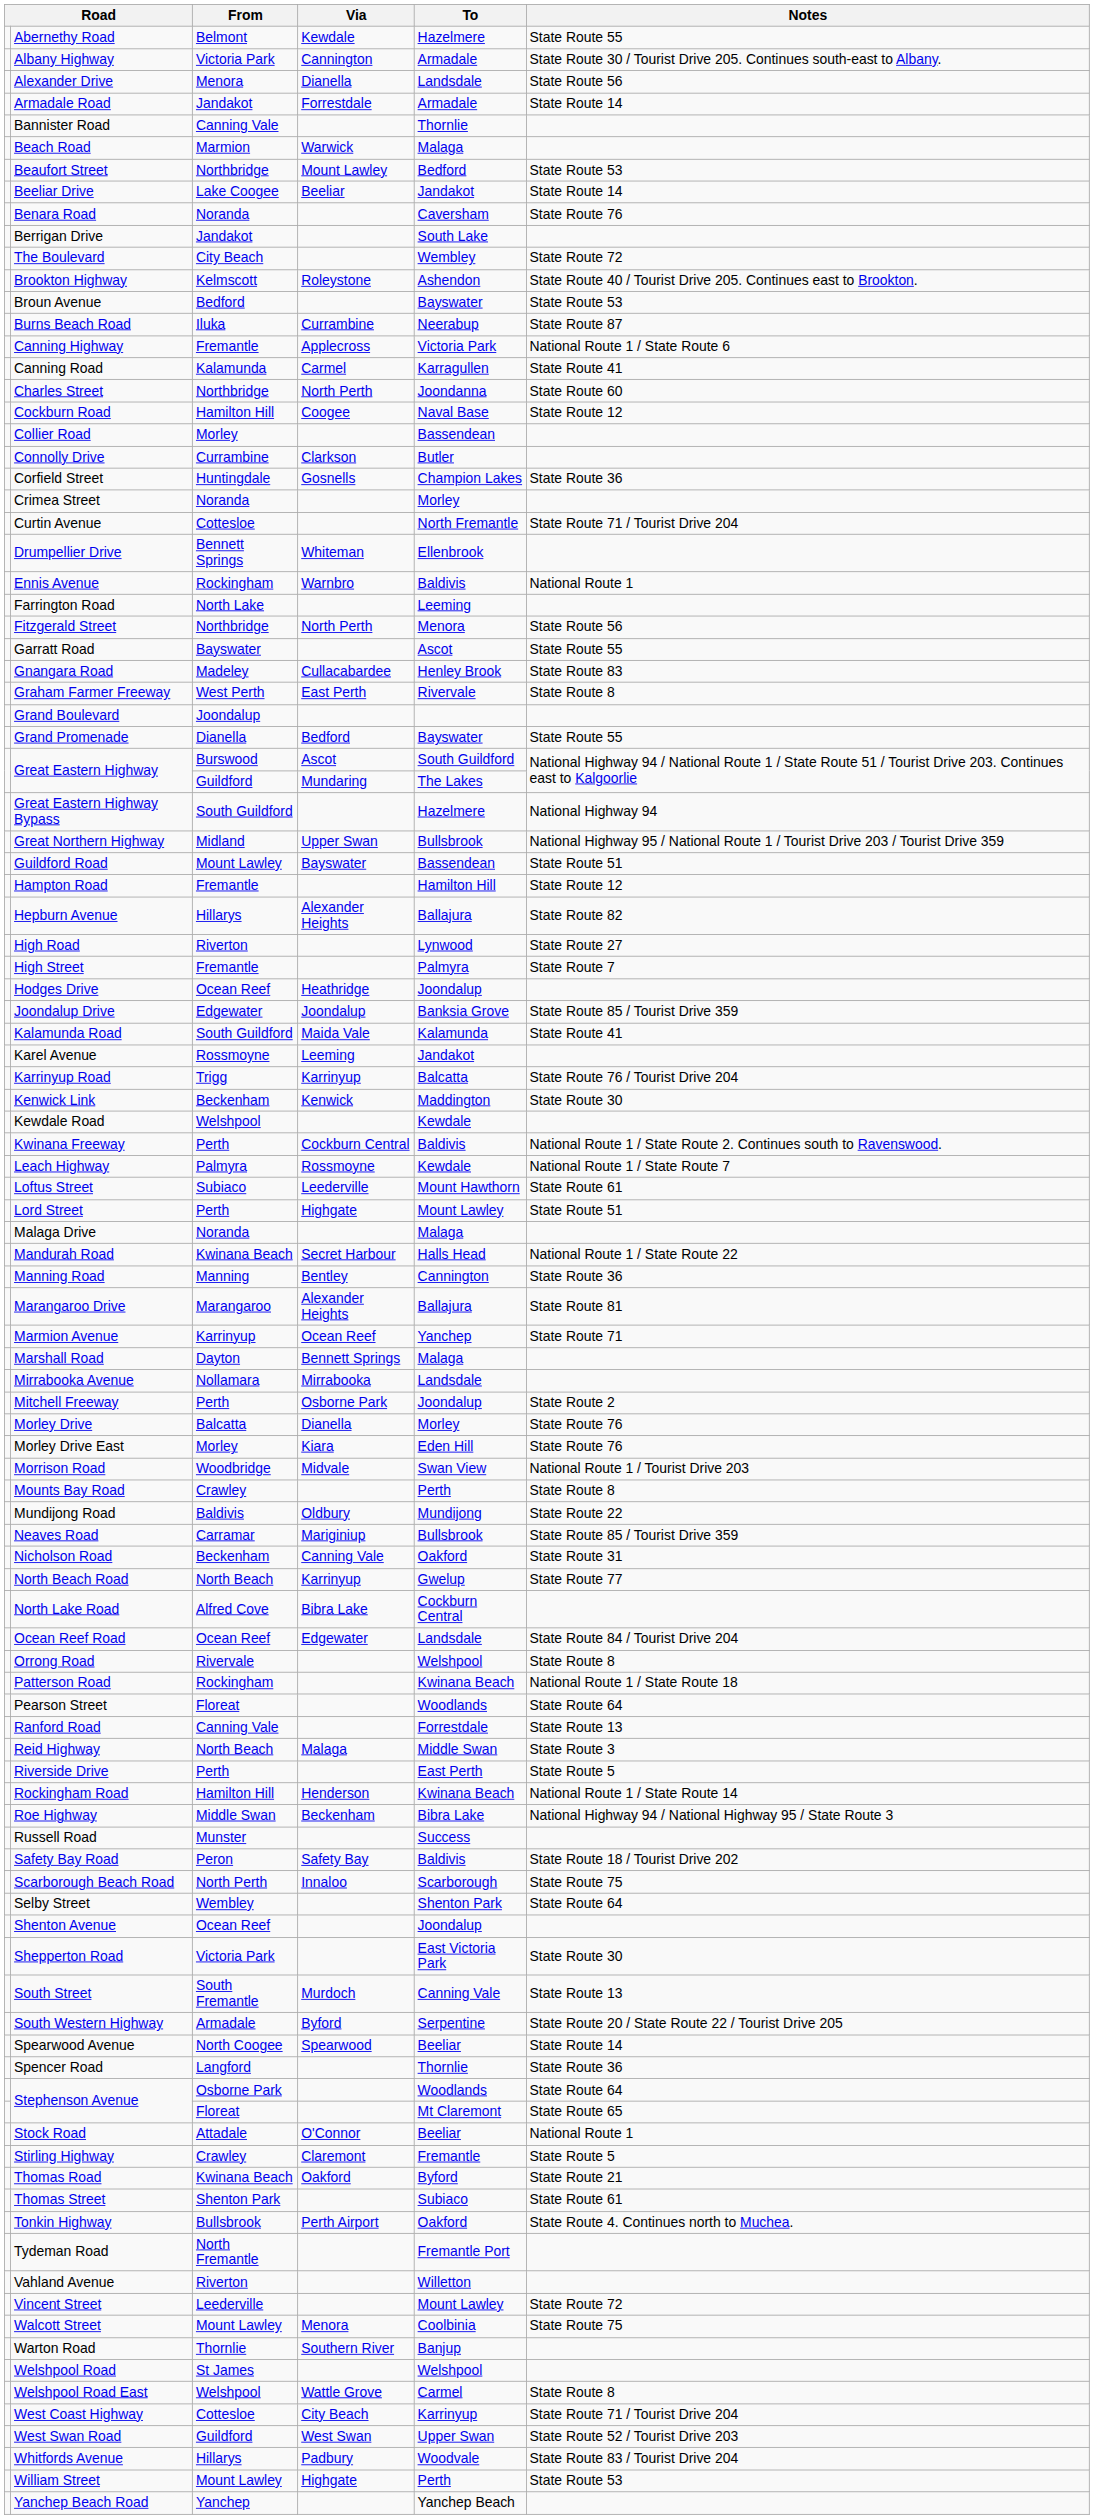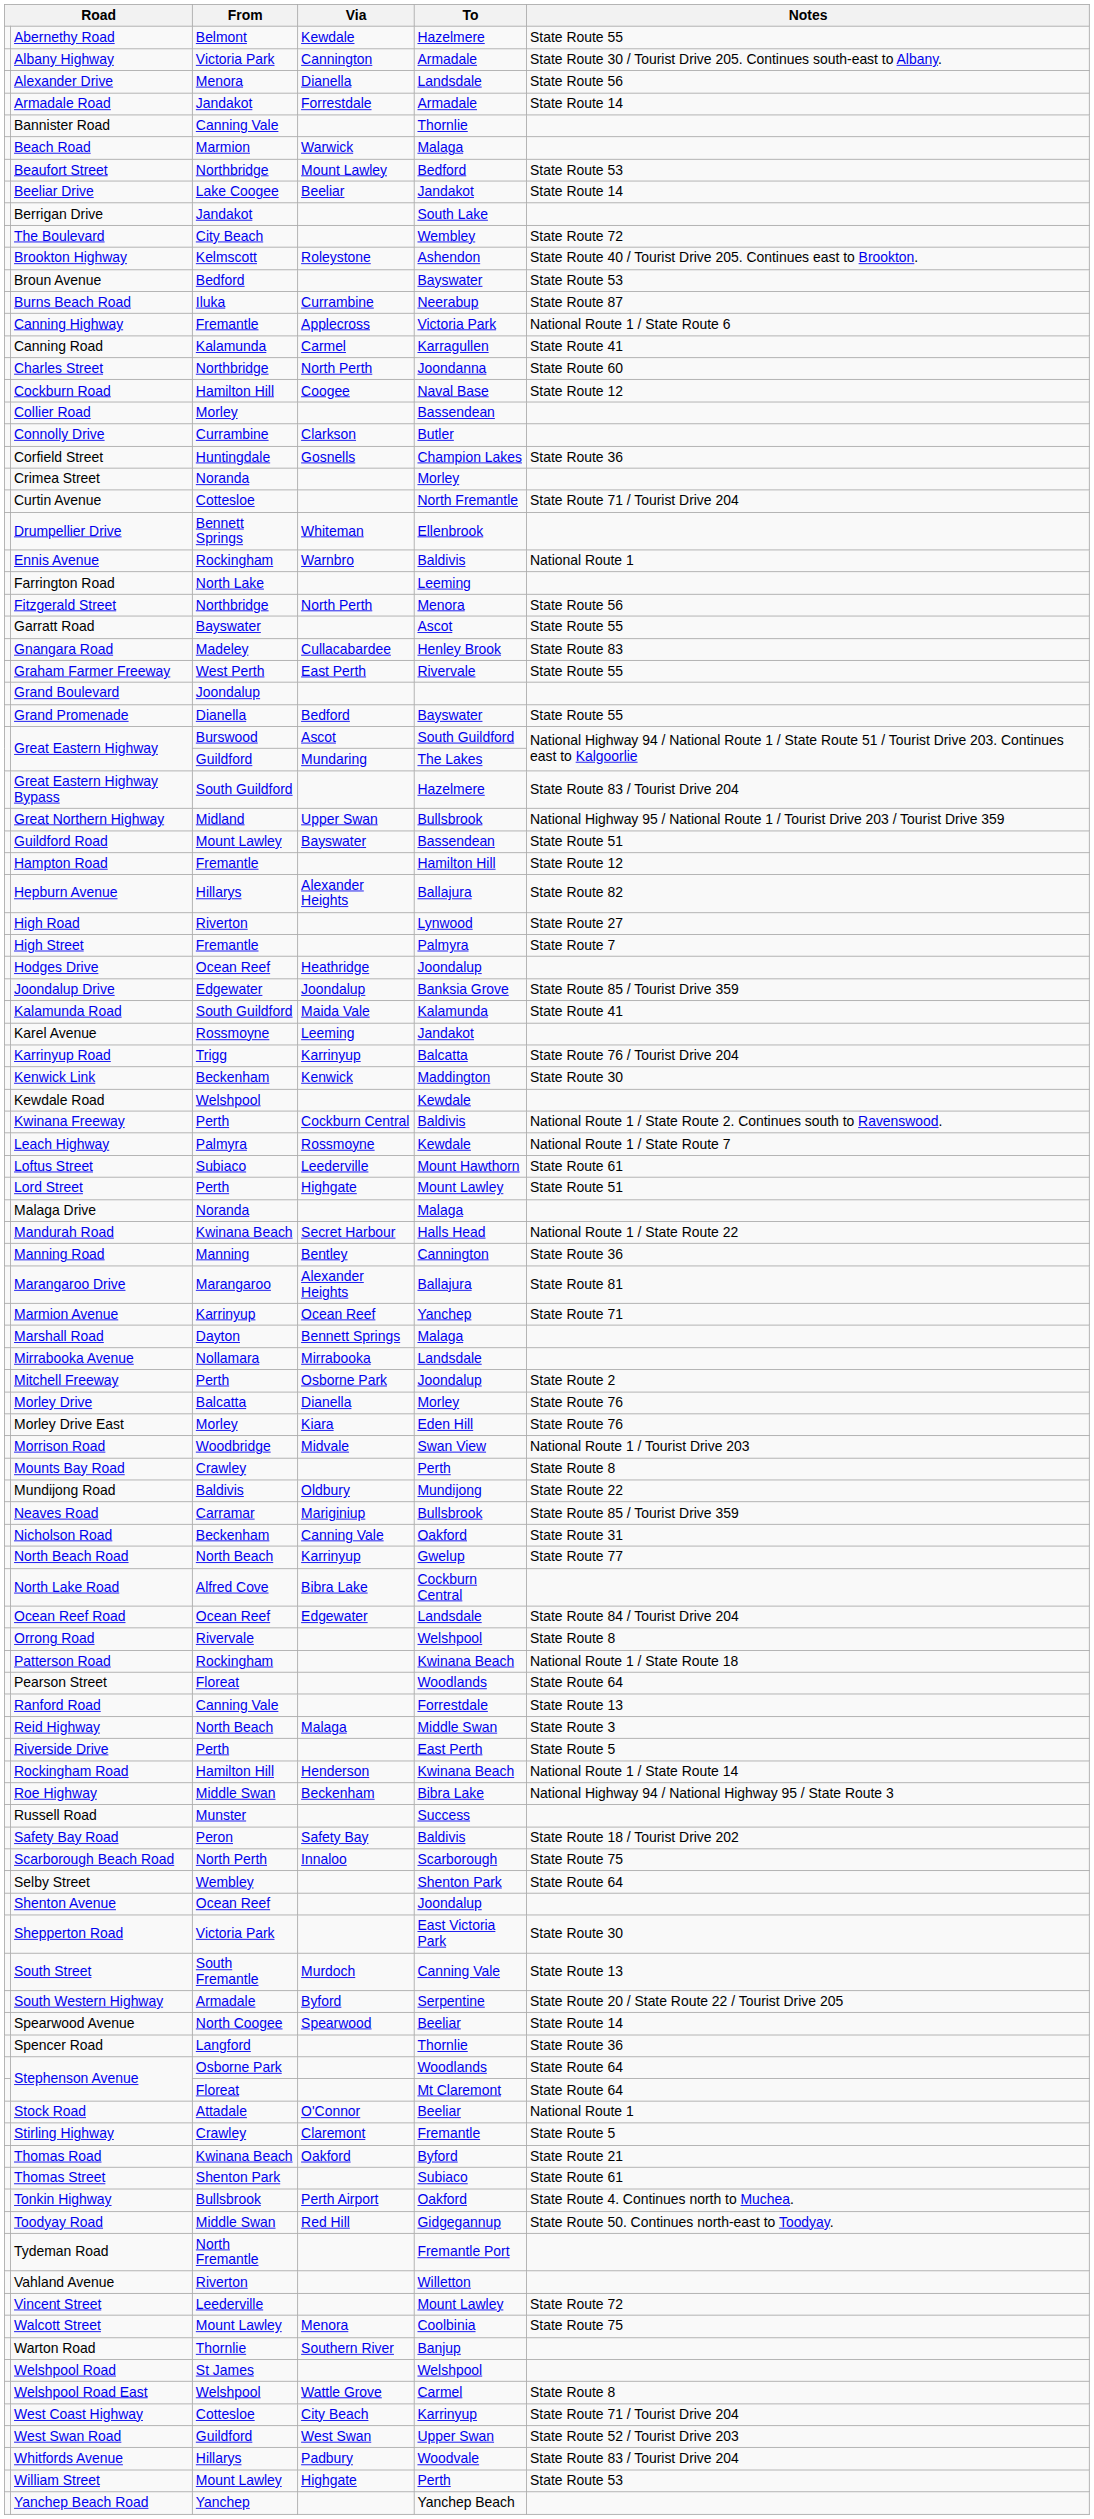- row: (55, 214)
(572, 693) State Route 8 -> (576, 671) State Route 55
(593, 811) National Highway 94 -> (634, 789) State Route 83 / Tourist Drive 204
(576, 2112) State Route 65 -> (576, 2089) State Route 64
+ row: (59, 2222)
